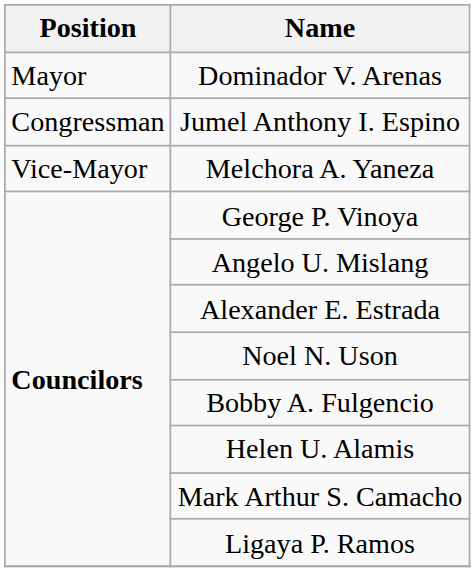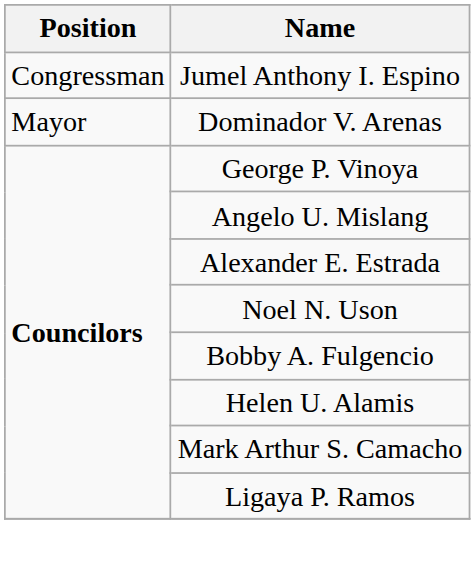rows swapped: (320, 122) <-> (320, 75)
- row: (320, 168)
